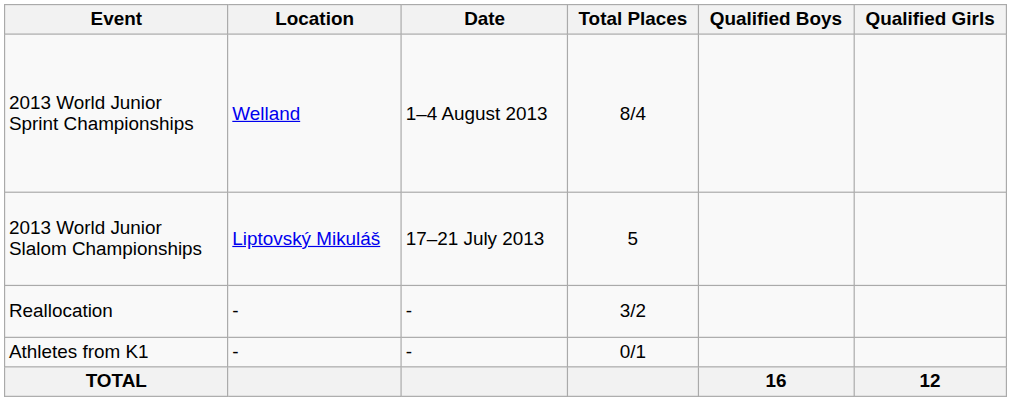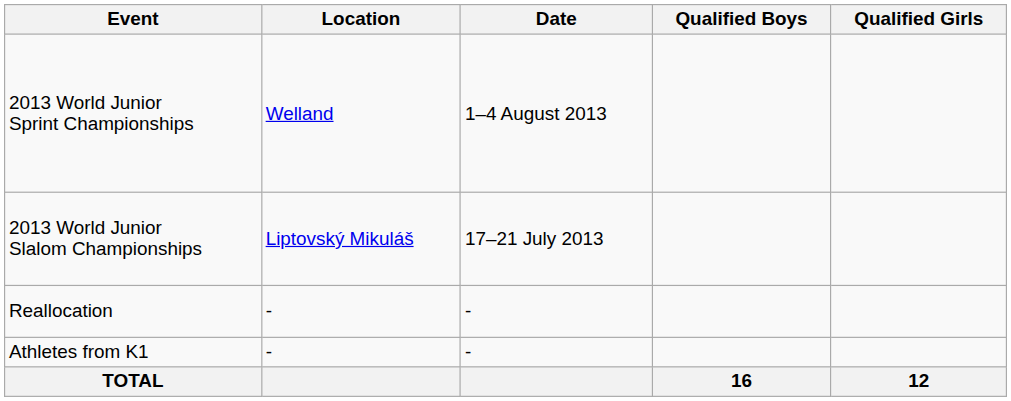- column: (633, 19)
